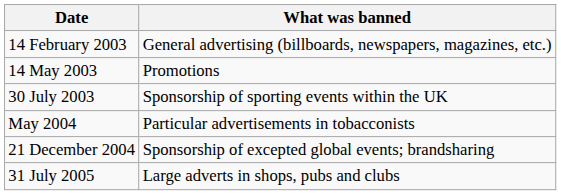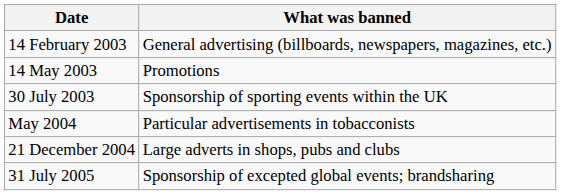(318, 149) Sponsorship of excepted global events; brandsharing -> (271, 149) Large adverts in shops, pubs and clubs
(271, 176) Large adverts in shops, pubs and clubs -> (318, 176) Sponsorship of excepted global events; brandsharing
